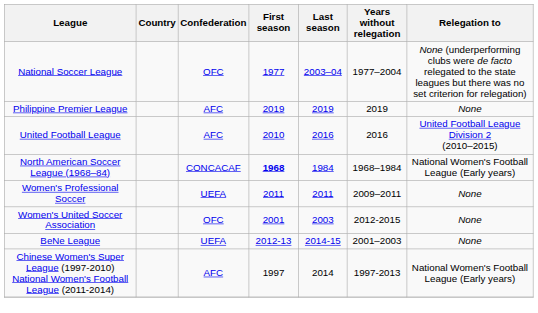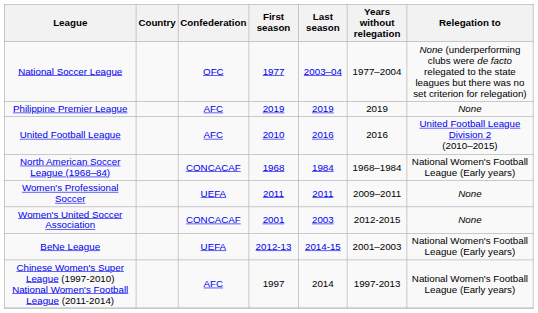(274, 167) bold -> (274, 167) normal
(213, 220) OFC -> (213, 220) CONCACAF
(470, 241) None -> (470, 246) National Women's Football League (Early years)
